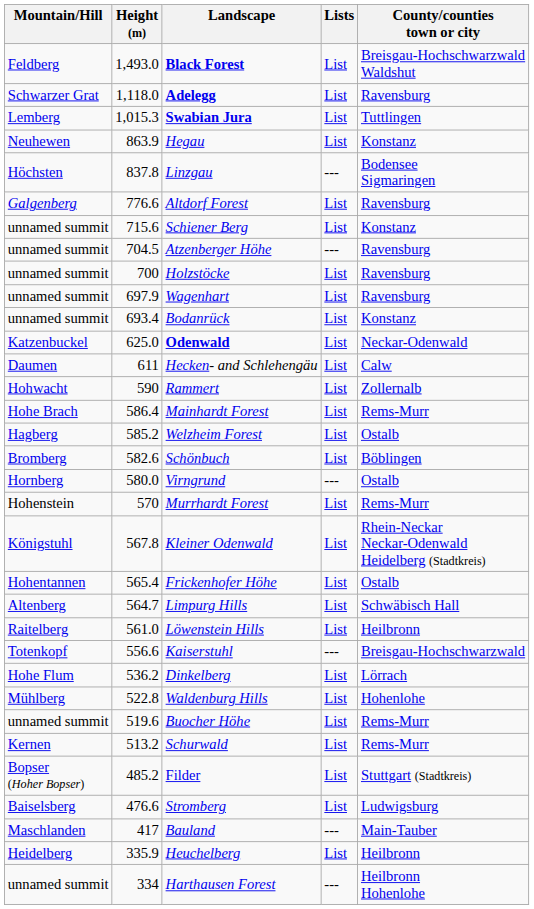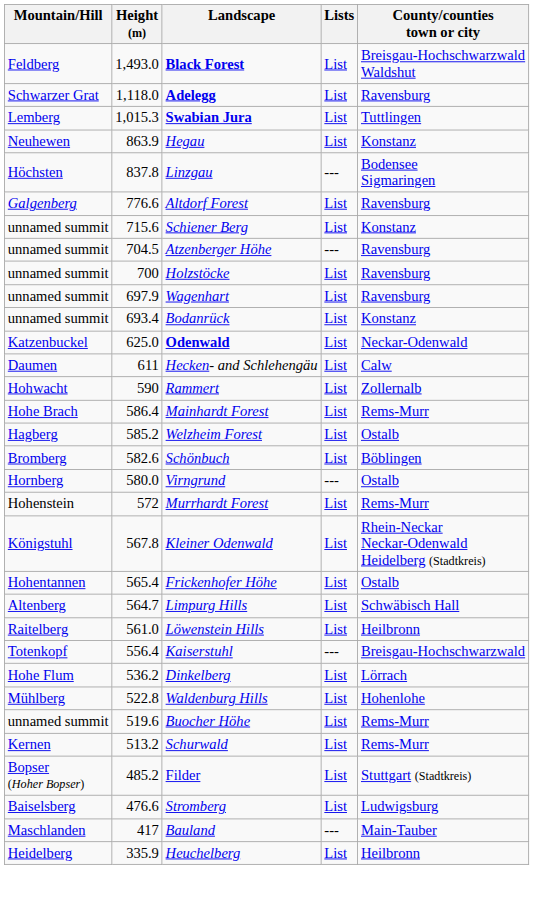(148, 503) 570 -> (148, 503) 572
(143, 652) 556.6 -> (143, 652) 556.4
- row: (221, 884)
